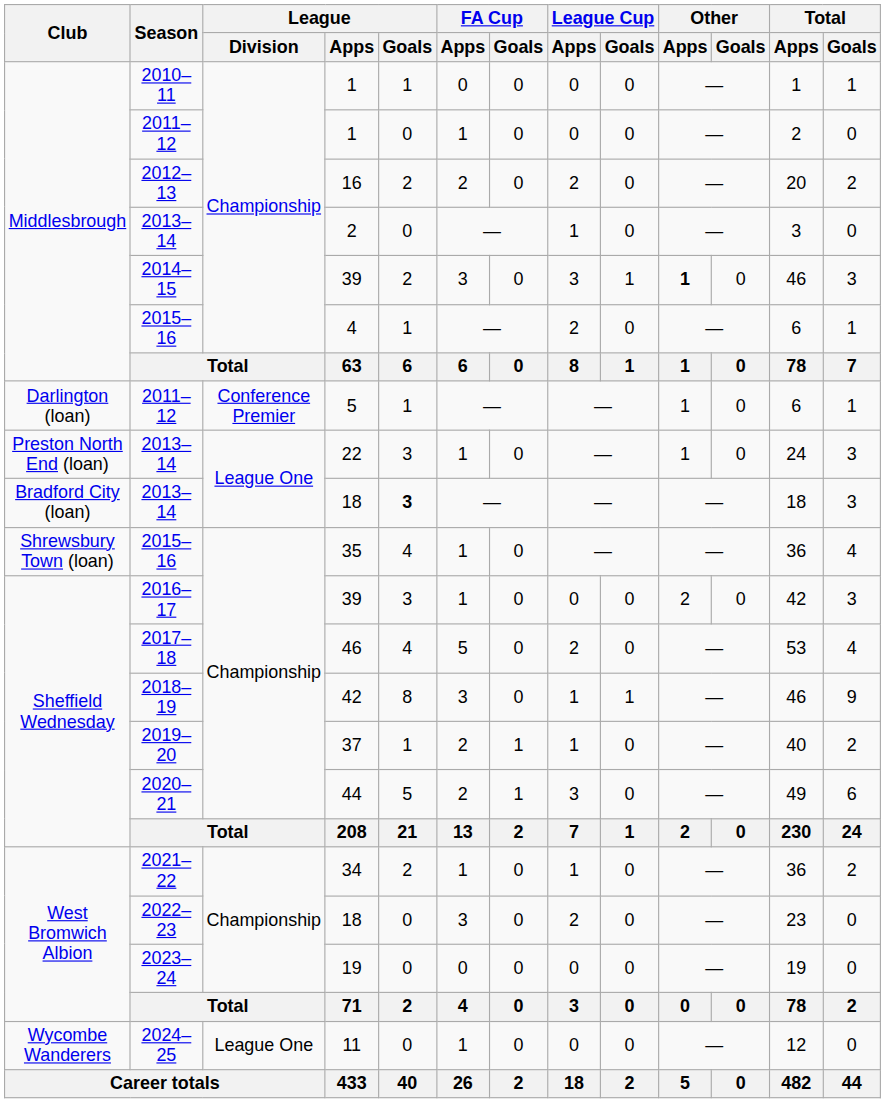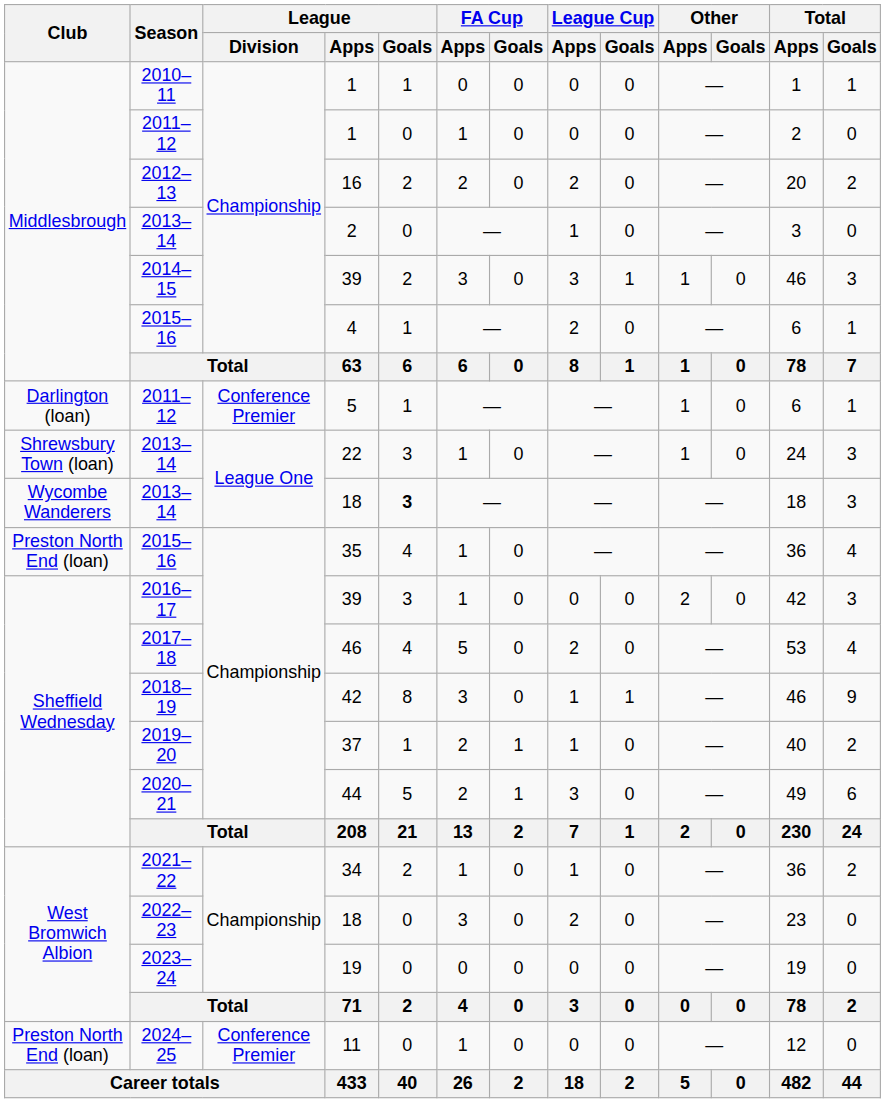(685, 279) bold -> (685, 279) normal
(67, 454) Preston North End (loan) -> (67, 454) Shrewsbury Town (loan)
(67, 502) Bradford City (loan) -> (67, 502) Wycombe Wanderers
(67, 551) Shrewsbury Town (loan) -> (67, 551) Preston North End (loan)
(67, 1045) Wycombe Wanderers -> (67, 1045) Preston North End (loan)
(264, 1045) League One -> (264, 1045) Conference Premier
